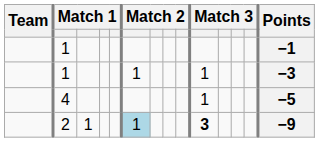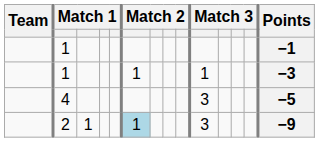(205, 99) 1 -> (205, 99) 3
(205, 124) bold -> (205, 124) normal
